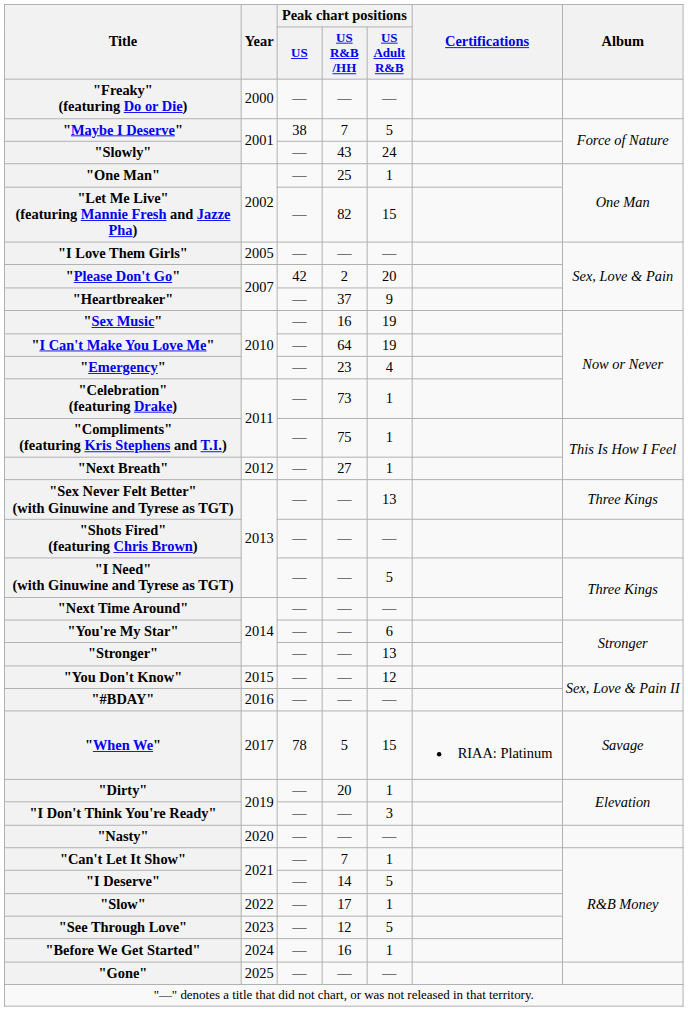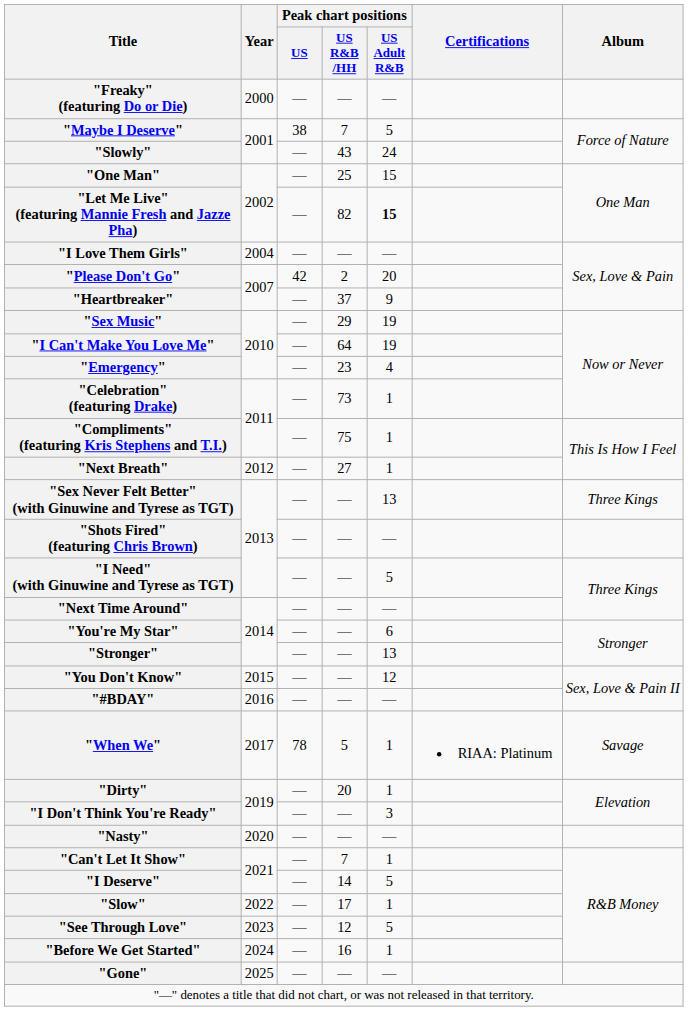(389, 175) 1 -> (389, 175) 15
(389, 214) normal -> (389, 214) bold
(259, 253) 2005 -> (259, 253) 2004
(344, 322) 16 -> (344, 322) 29
(389, 745) 15 -> (389, 745) 1
